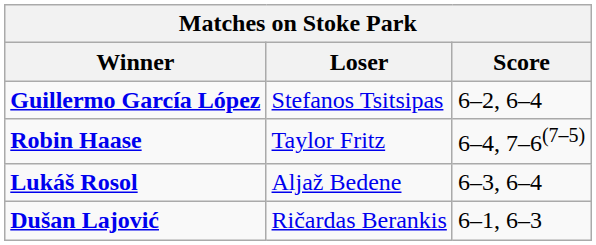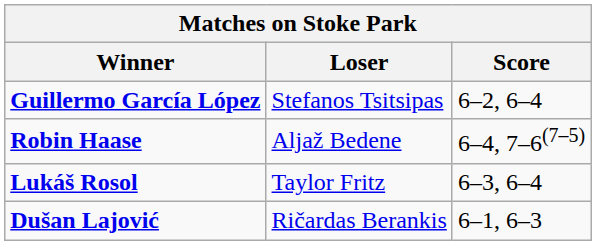(328, 140) Taylor Fritz -> (337, 140) Aljaž Bedene
(337, 182) Aljaž Bedene -> (328, 182) Taylor Fritz
